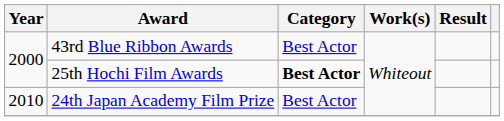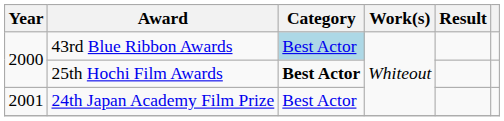(319, 45) no background -> (319, 45) lightblue background
(26, 101) 2010 -> (26, 101) 2001
